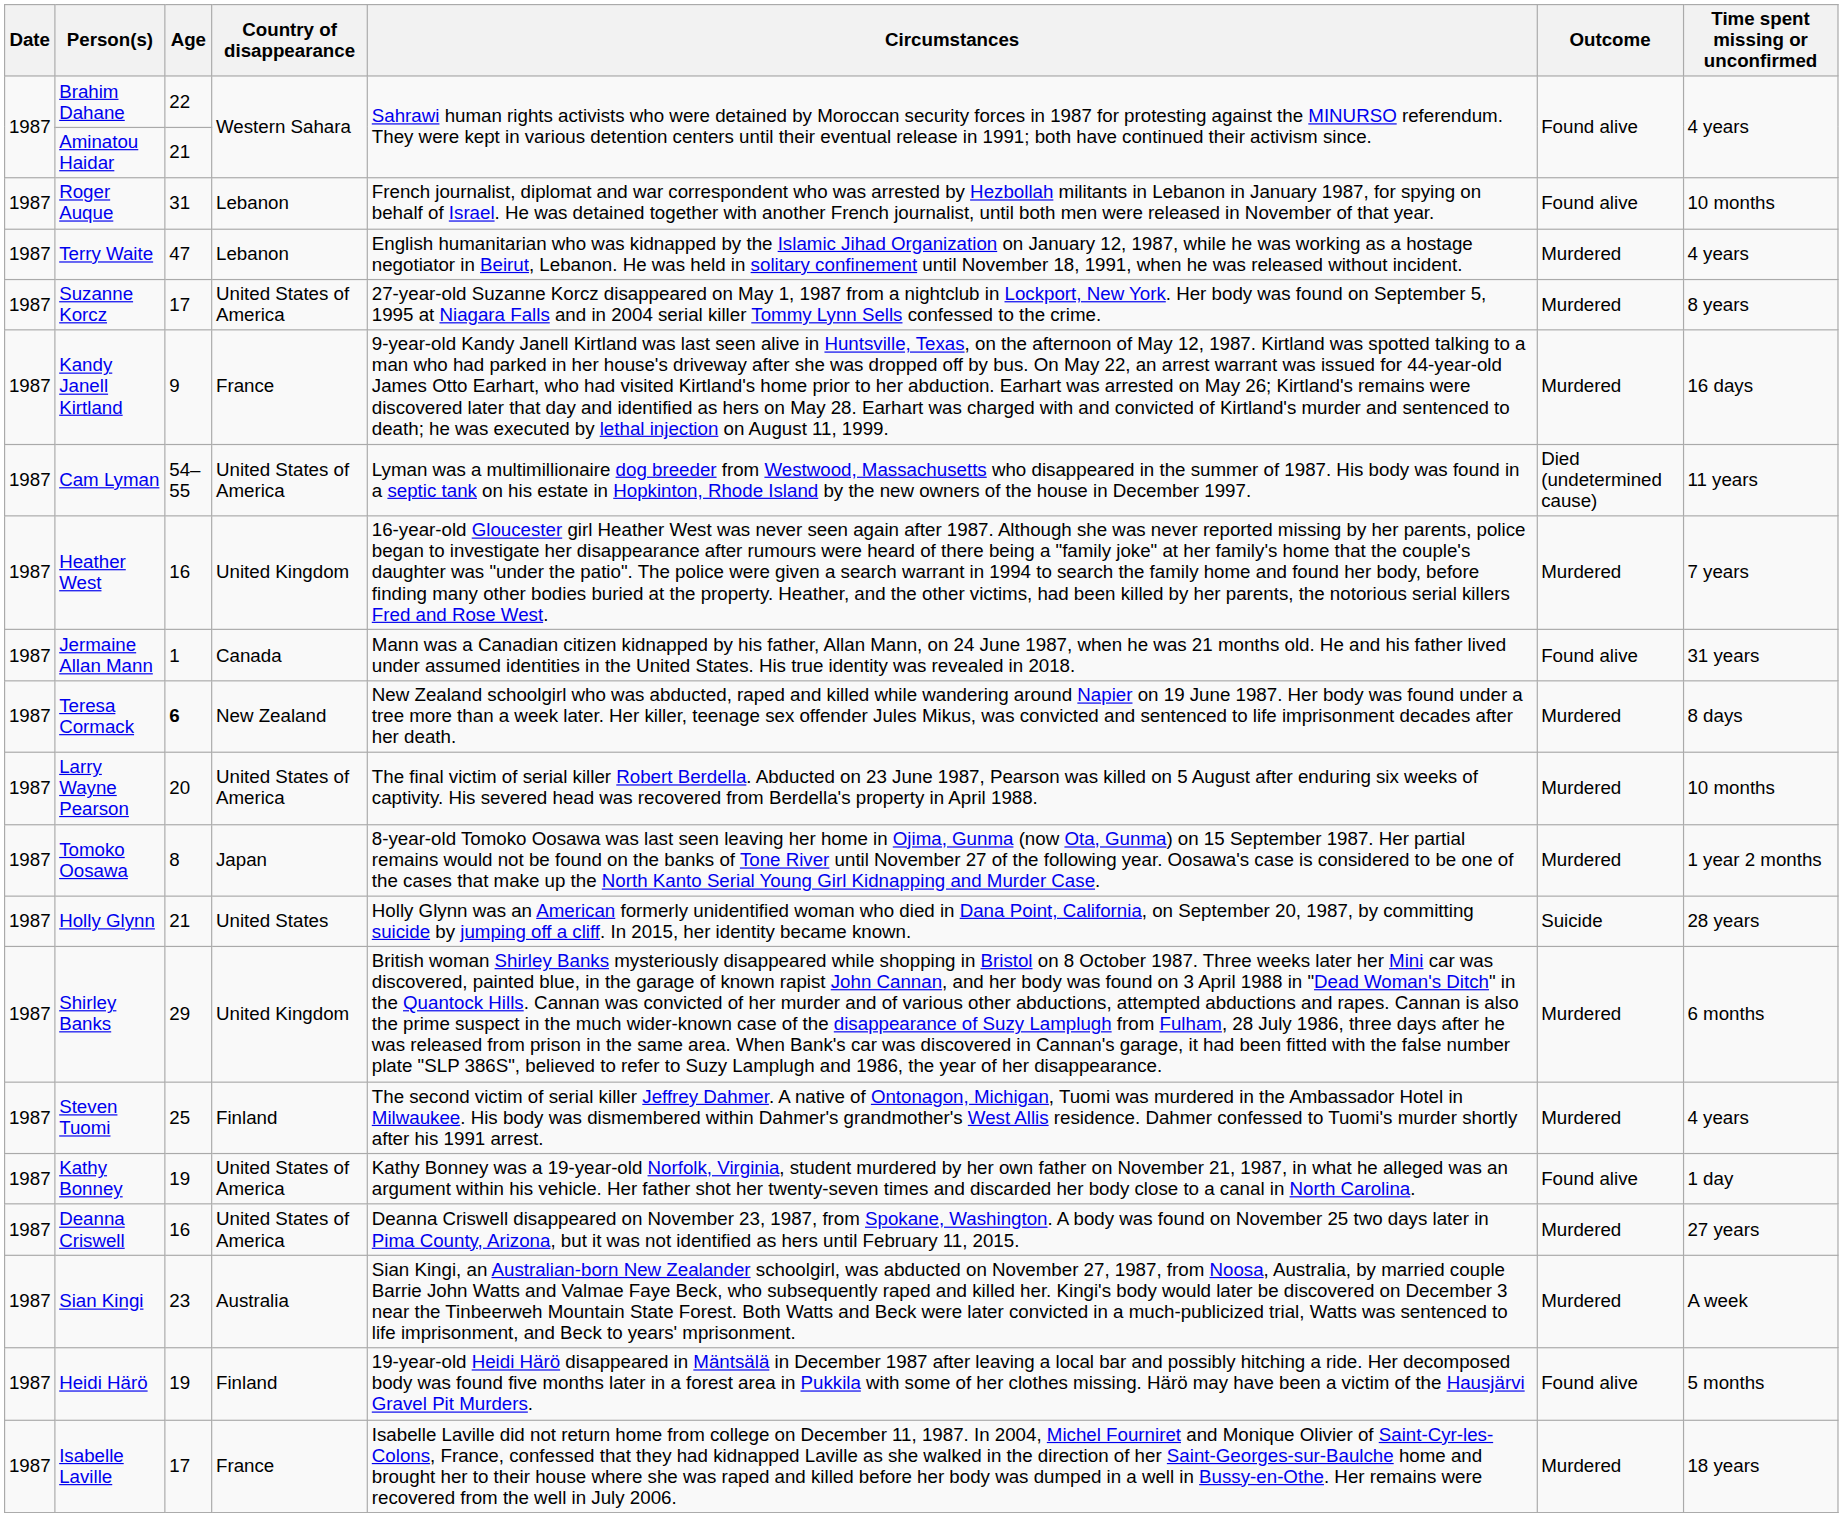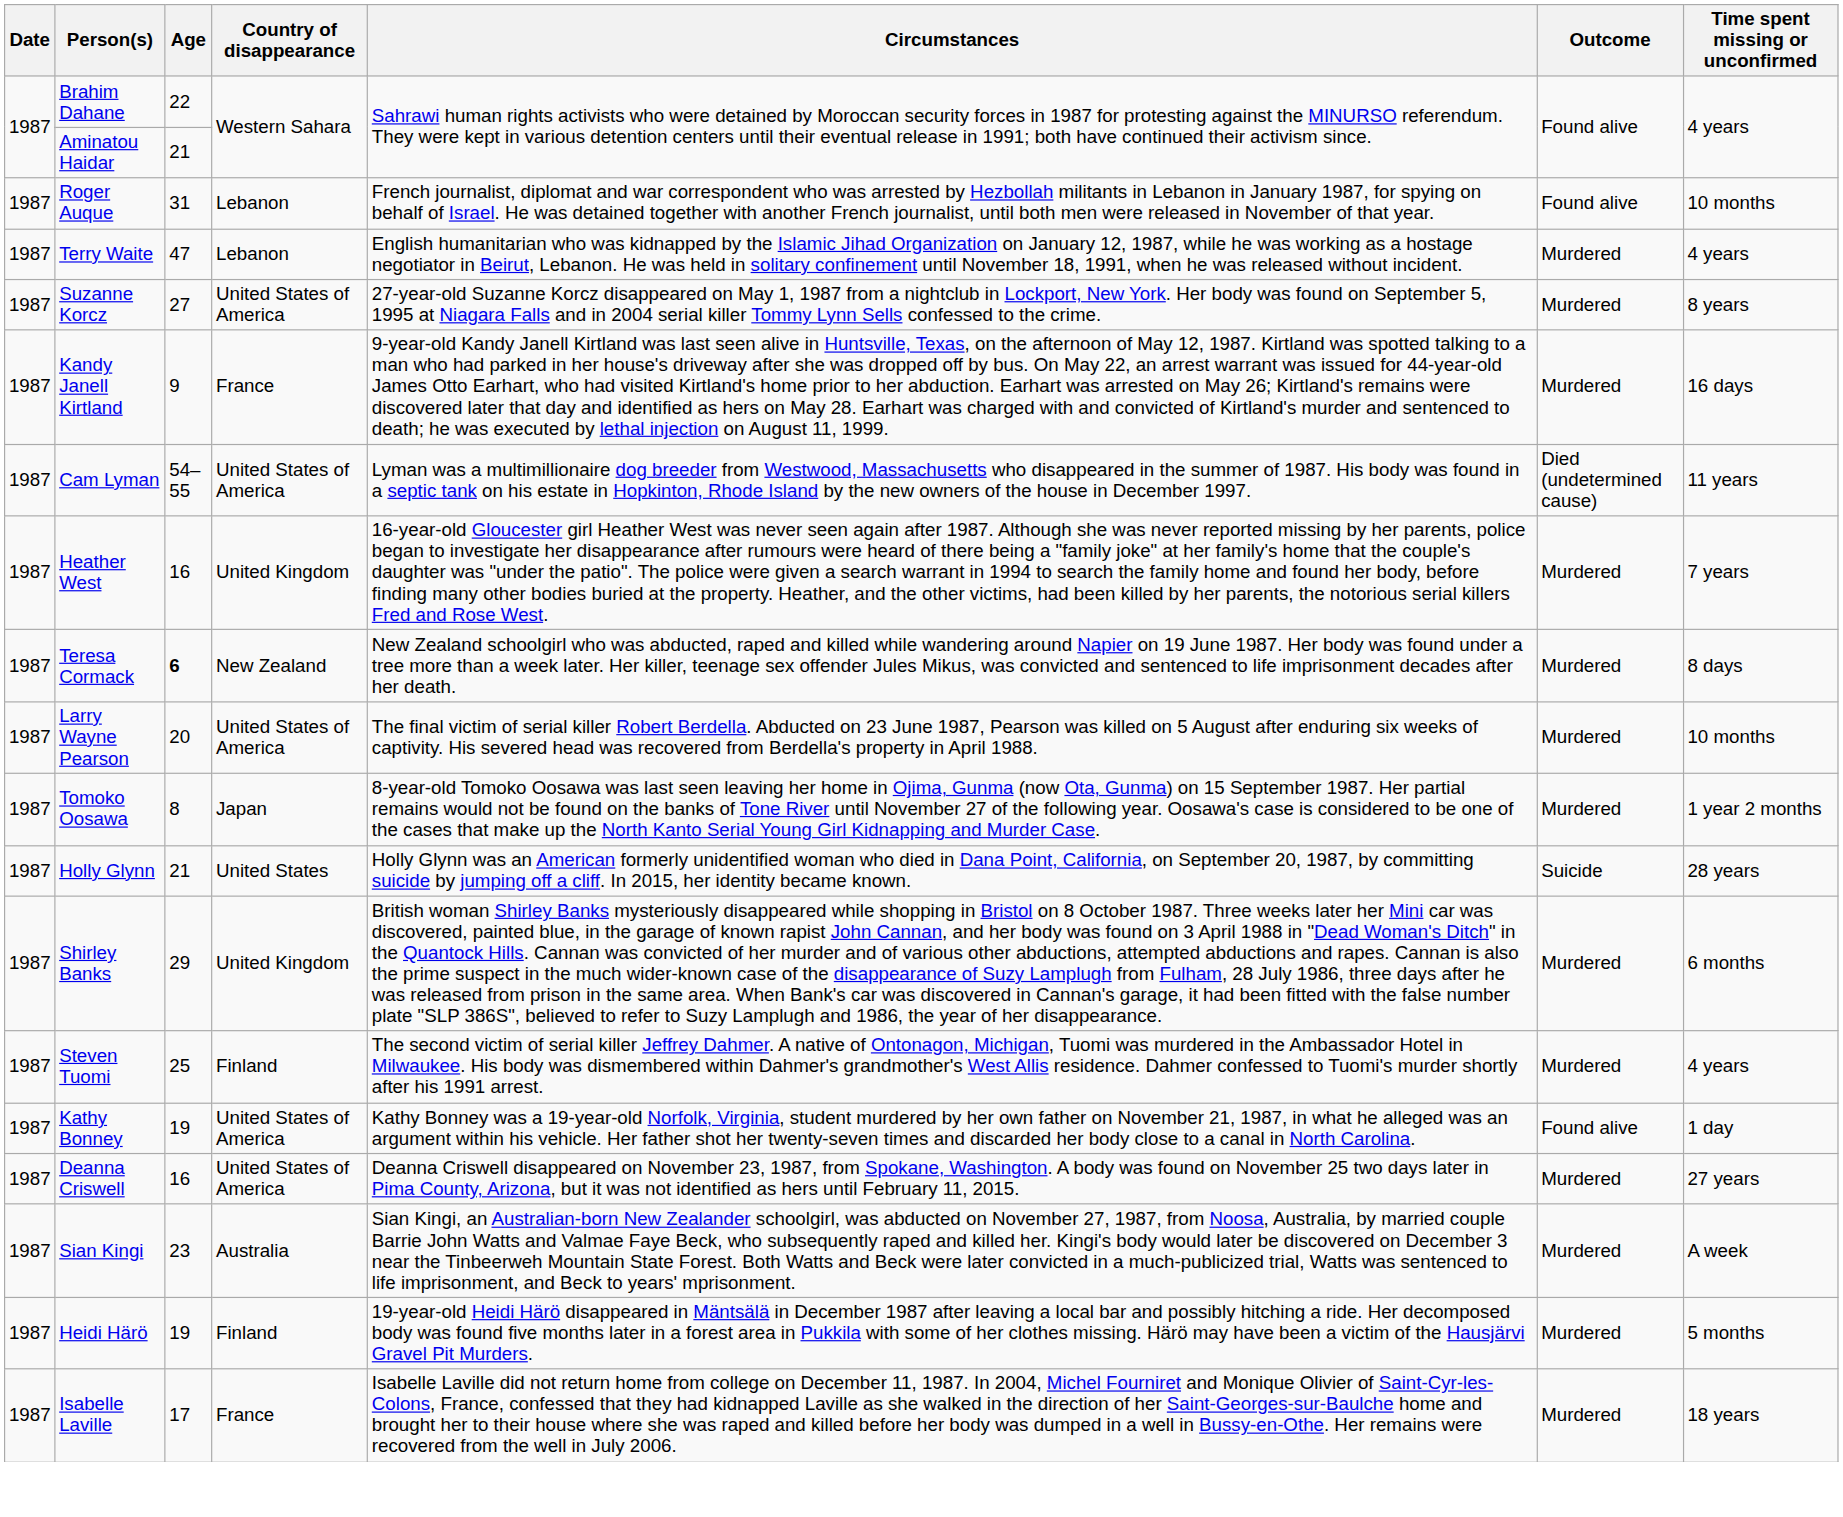(180, 304) 17 -> (180, 304) 27
- row: (106, 655)
(1590, 1383) Found alive -> (1581, 1332) Murdered
